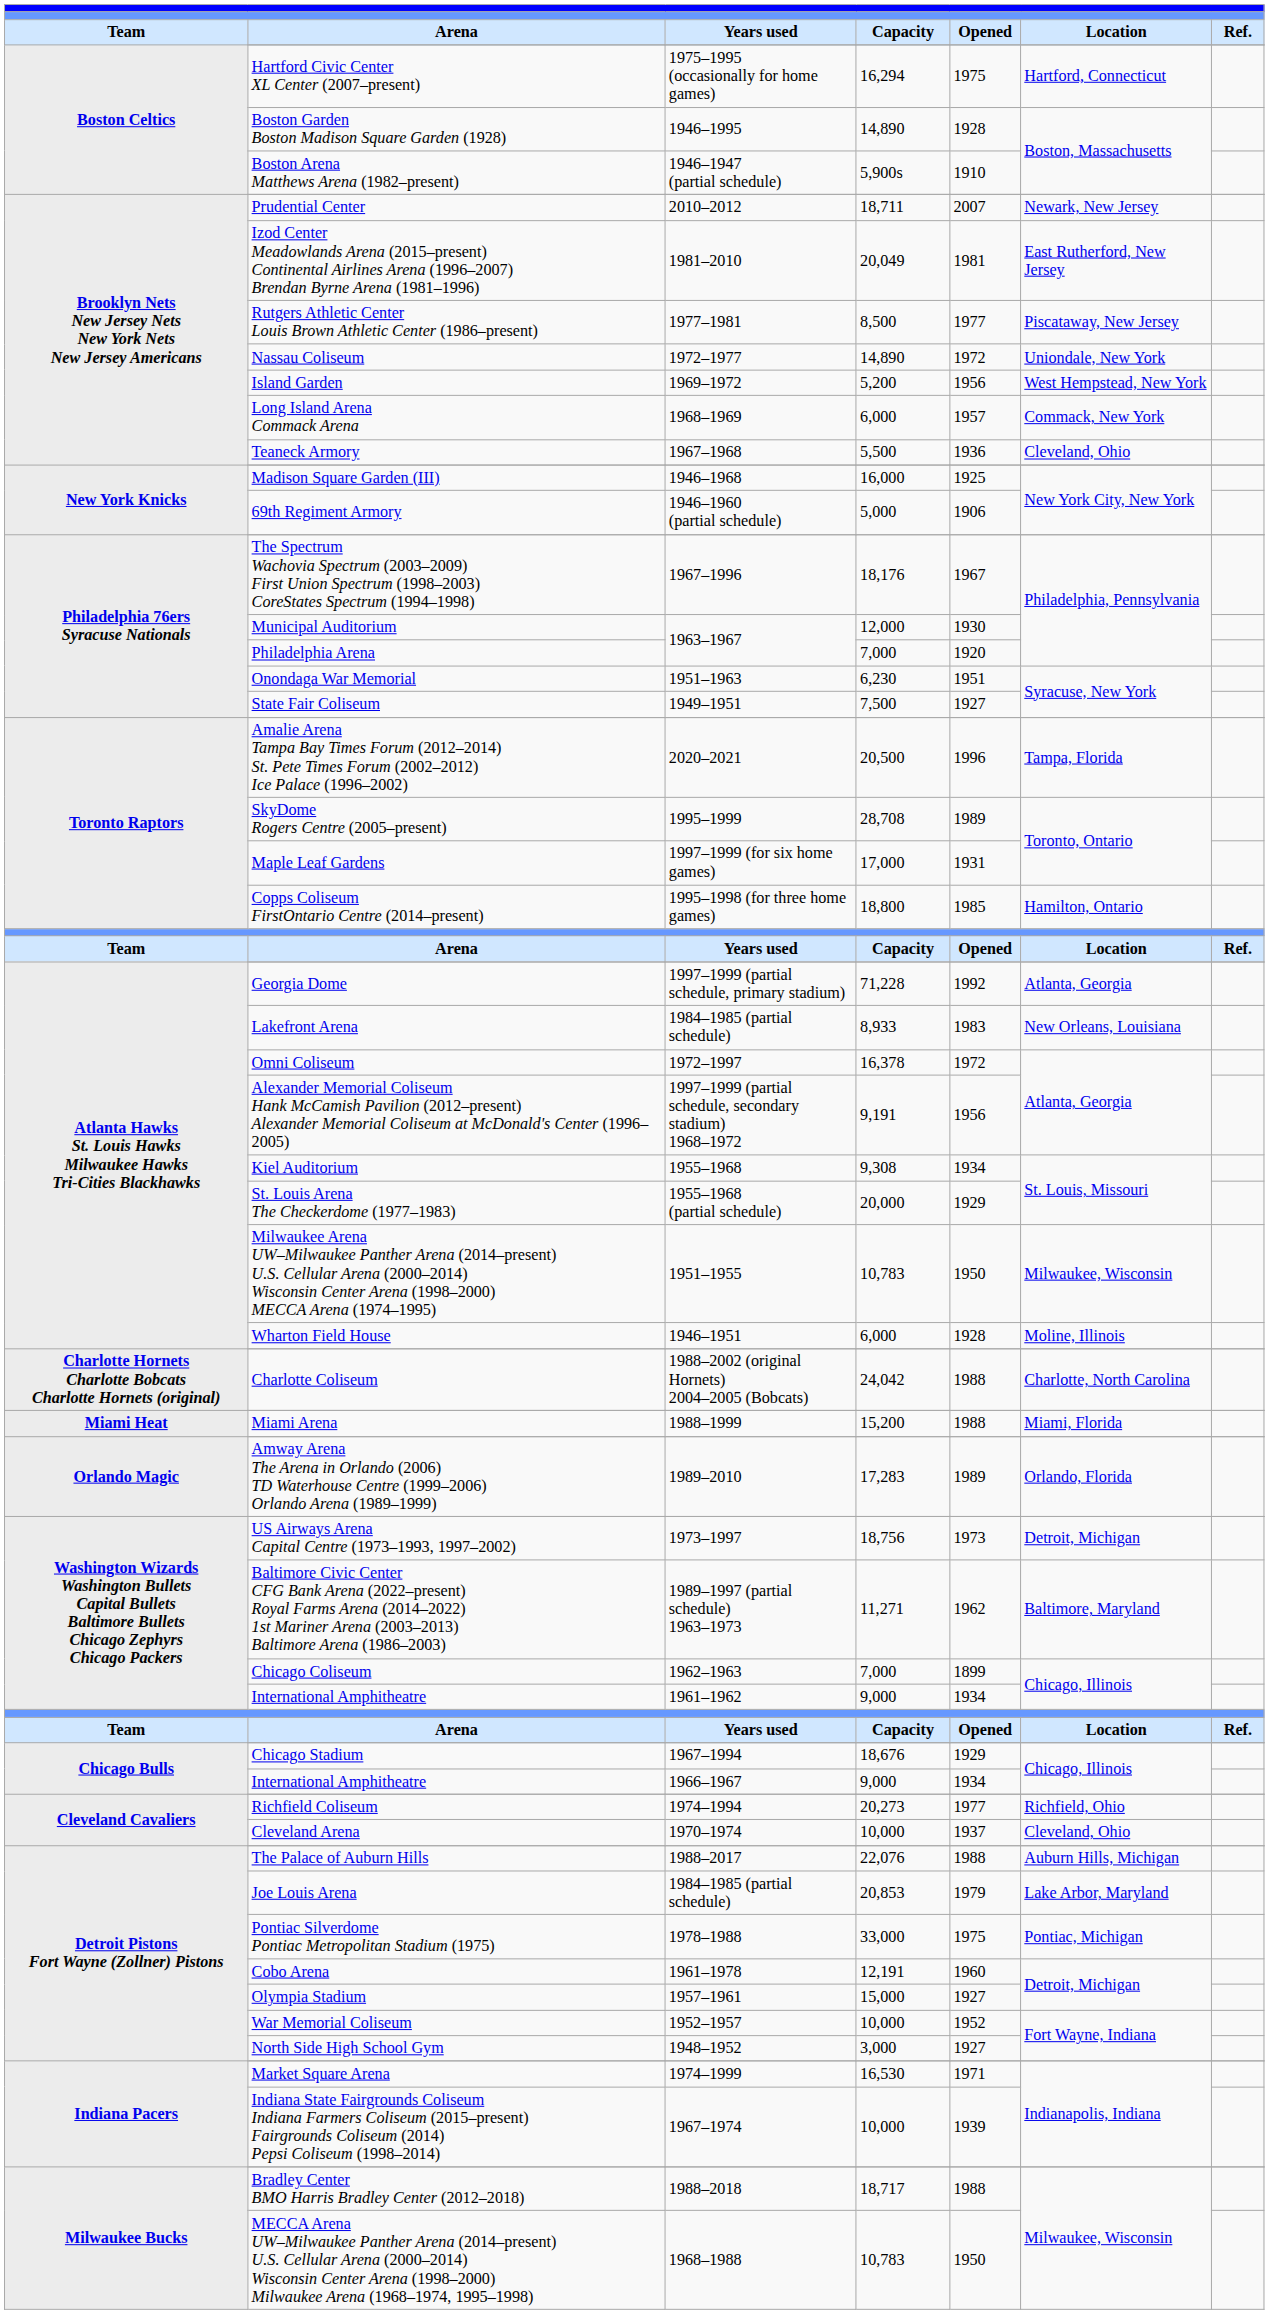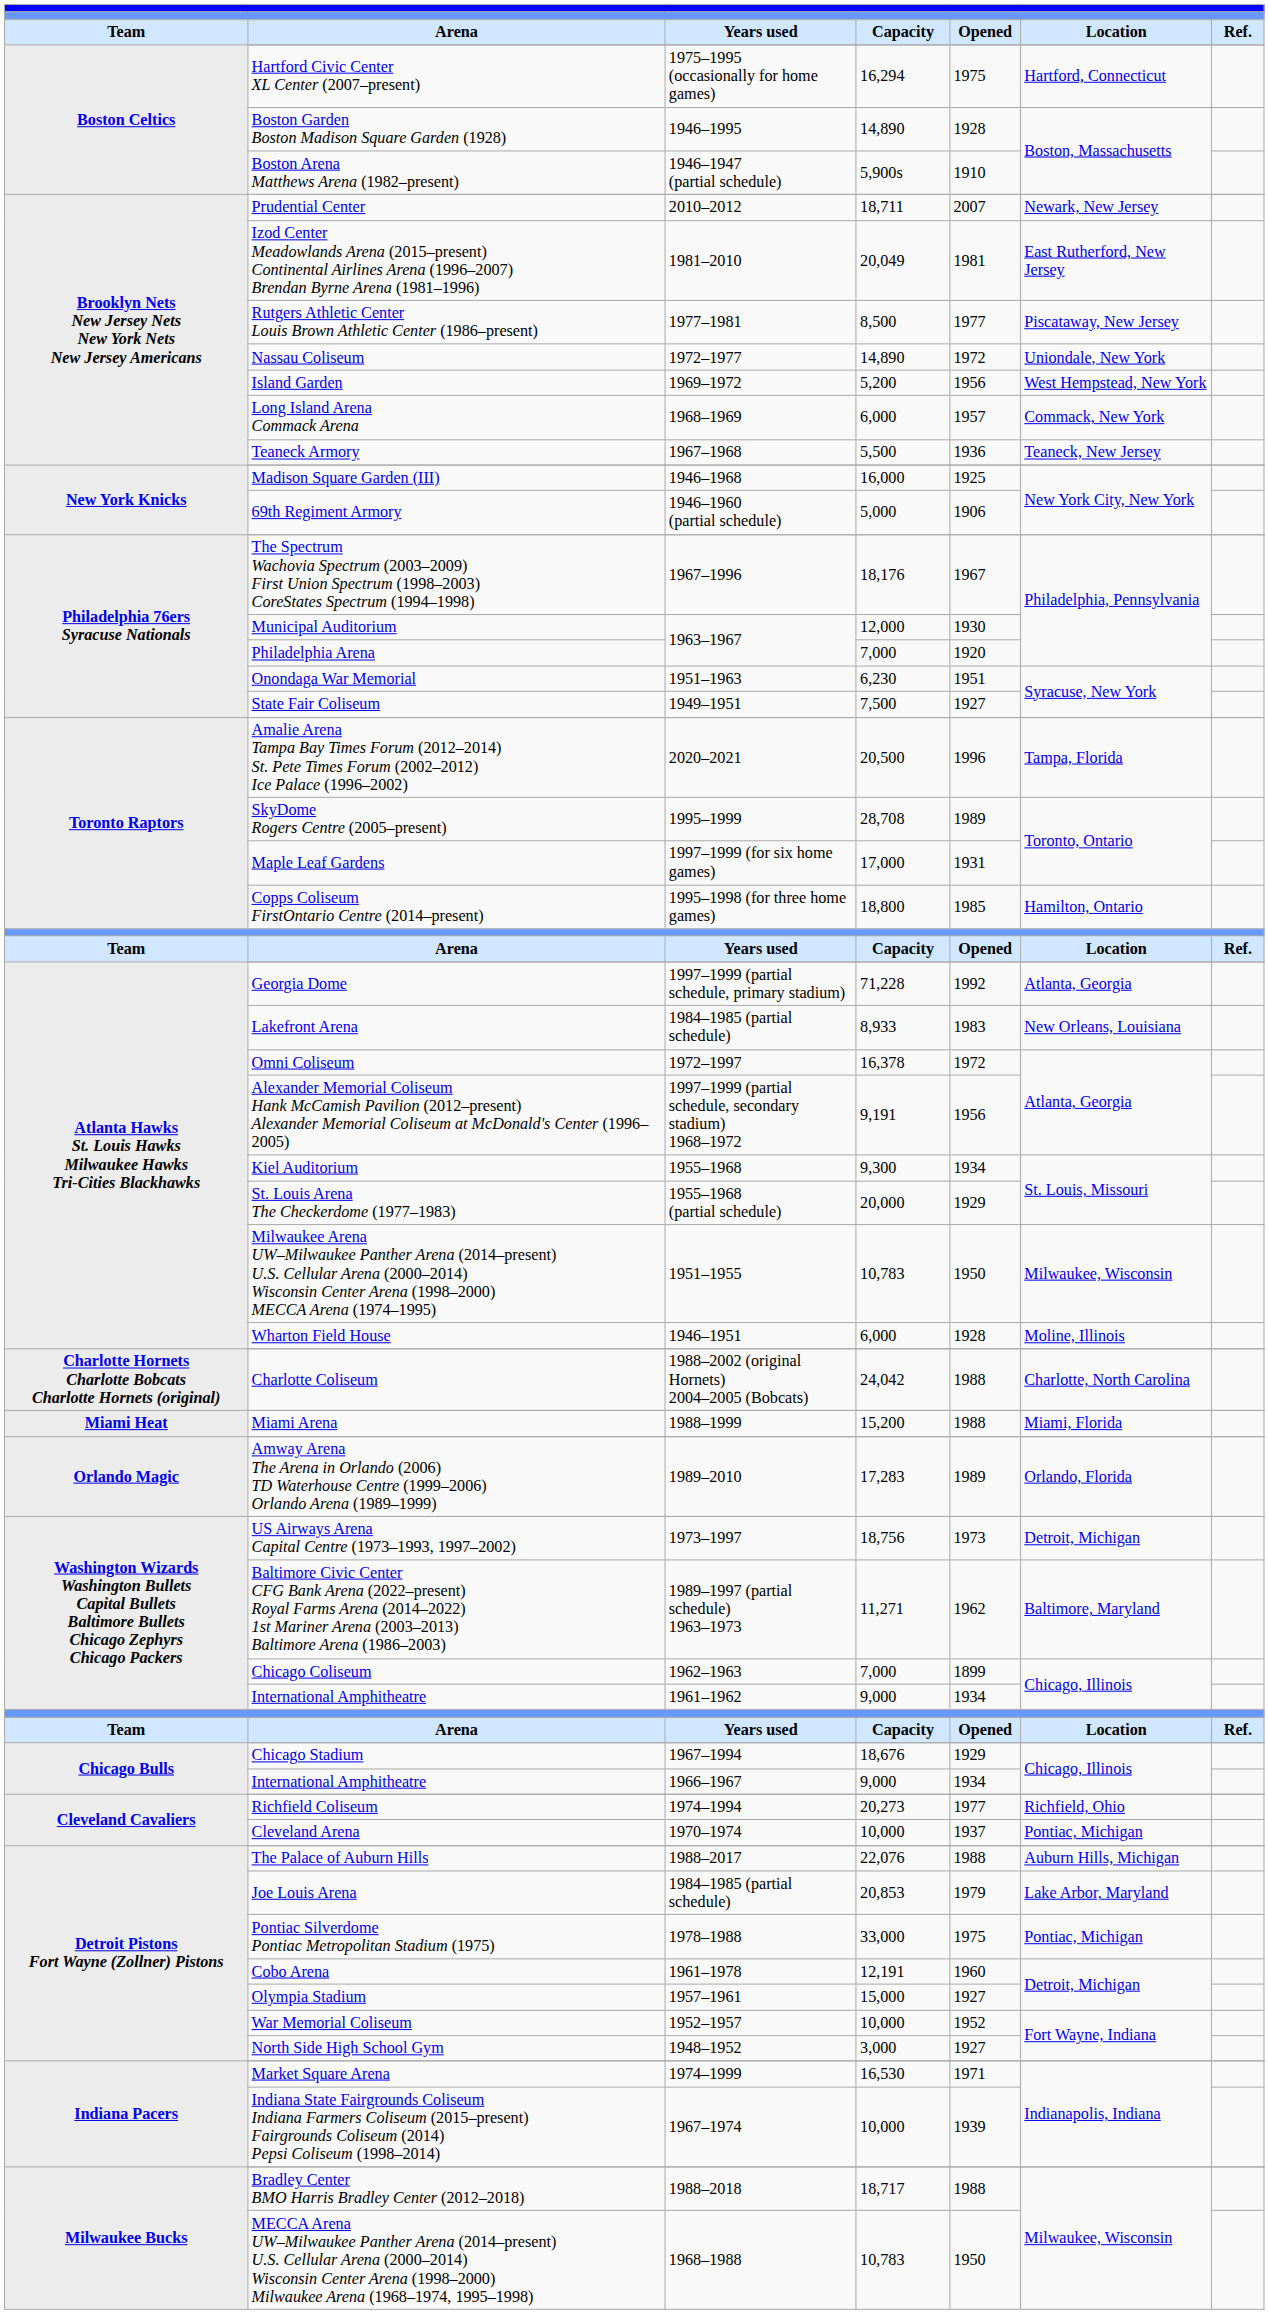(1077, 452) Cleveland, Ohio -> (1093, 452) Teaneck, New Jersey
(878, 1167) 9,308 -> (878, 1167) 9,300
(1077, 1832) Cleveland, Ohio -> (1084, 1832) Pontiac, Michigan
